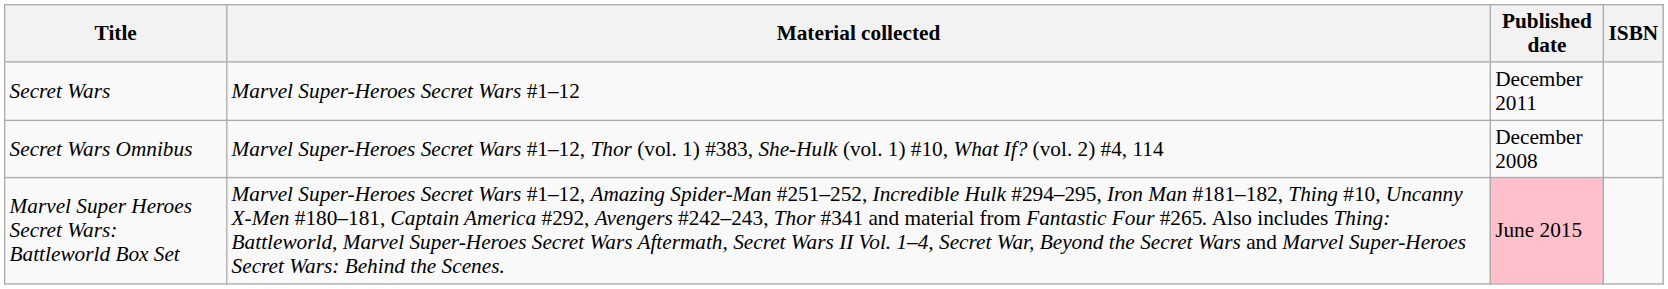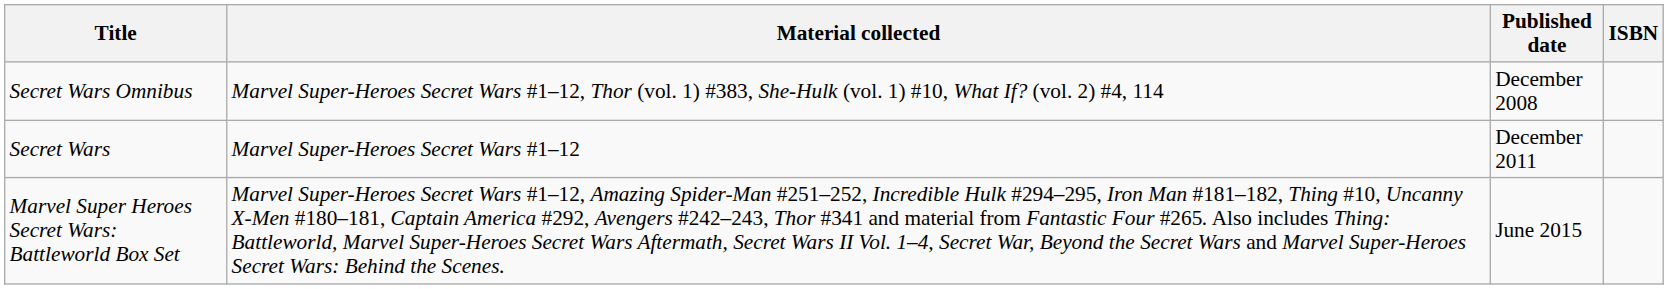rows swapped: (60, 91) <-> (101, 148)
(1539, 230) pink background -> (1539, 230) no background
